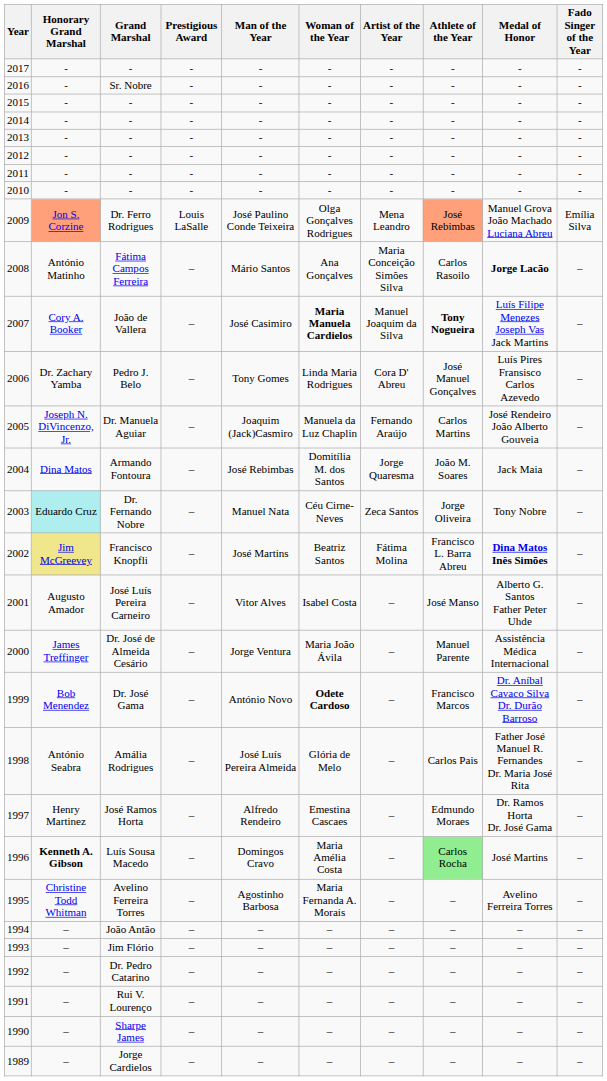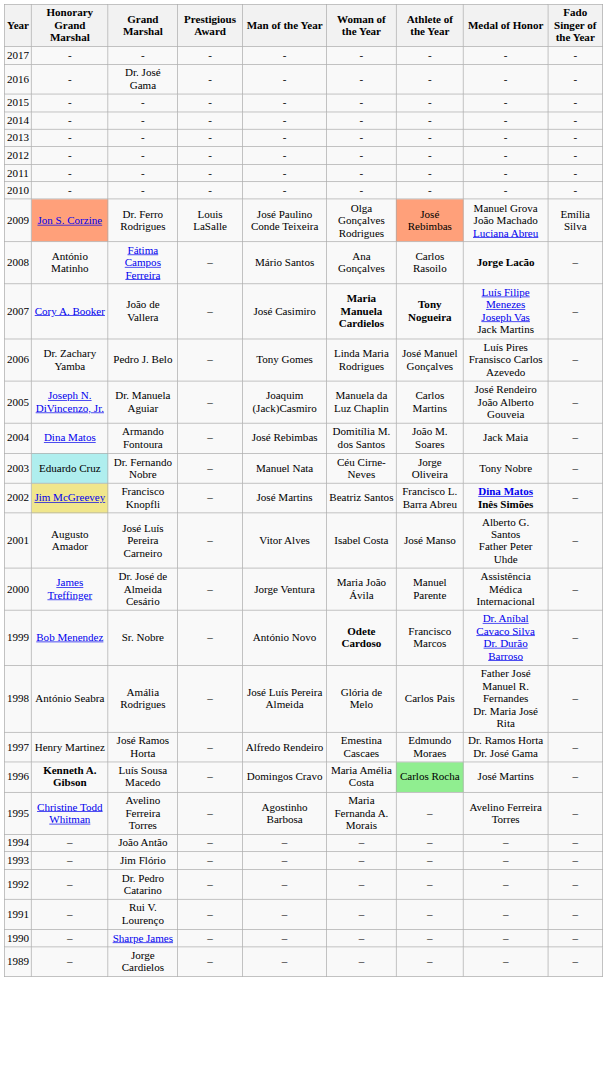- column: (391, 31)
(131, 85) Sr. Nobre -> (143, 79) Dr. José Gama
(131, 699) Dr. José Gama -> (143, 637) Sr. Nobre
